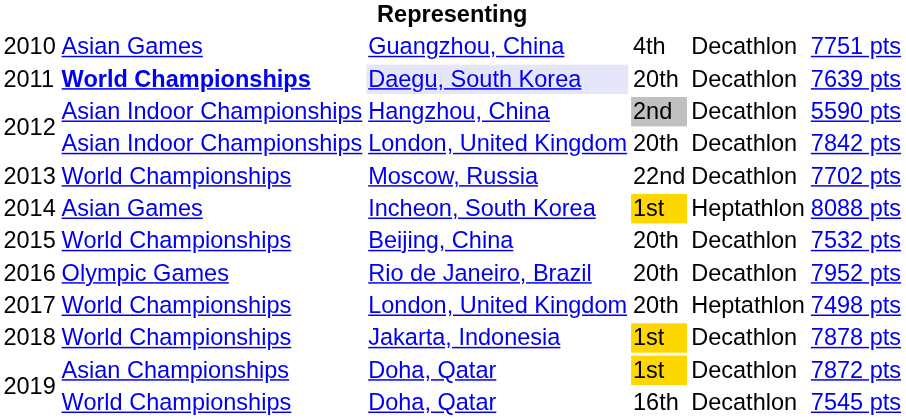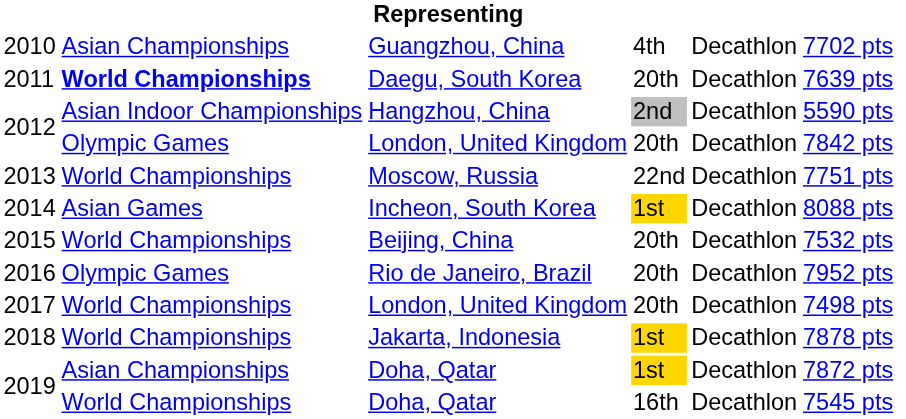(132, 46) Asian Games -> (175, 46) Asian Championships
(856, 46) 7751 pts -> (848, 46) 7702 pts
(475, 79) lavender background -> (475, 79) no background
(212, 143) Asian Indoor Championships -> (145, 143) Olympic Games
(856, 176) 7702 pts -> (848, 176) 7751 pts
(748, 208) Heptathlon -> (744, 208) Decathlon
(748, 305) Heptathlon -> (744, 305) Decathlon
